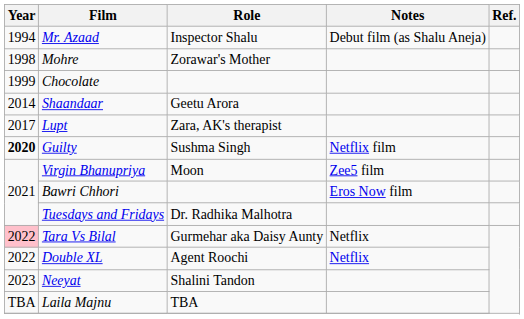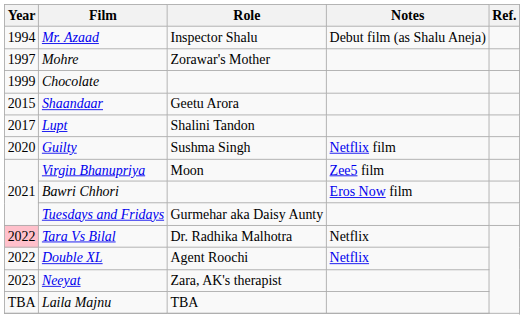(22, 59) 1998 -> (22, 59) 1997
(22, 103) 2014 -> (22, 103) 2015
(226, 125) Zara, AK's therapist -> (213, 125) Shalini Tandon
(22, 147) bold -> (22, 147) normal
(231, 214) Dr. Radhika Malhotra -> (247, 214) Gurmehar aka Daisy Aunty
(247, 236) Gurmehar aka Daisy Aunty -> (231, 236) Dr. Radhika Malhotra
(213, 280) Shalini Tandon -> (226, 280) Zara, AK's therapist
